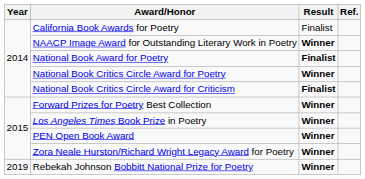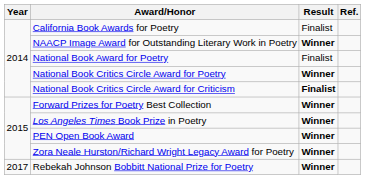(319, 58) bold -> (317, 58) normal
(17, 167) 2019 -> (17, 167) 2017
